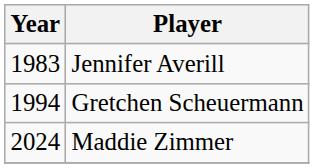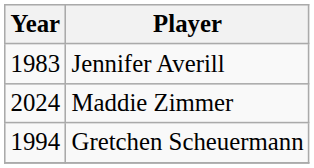rows swapped: (188, 102) <-> (152, 142)
